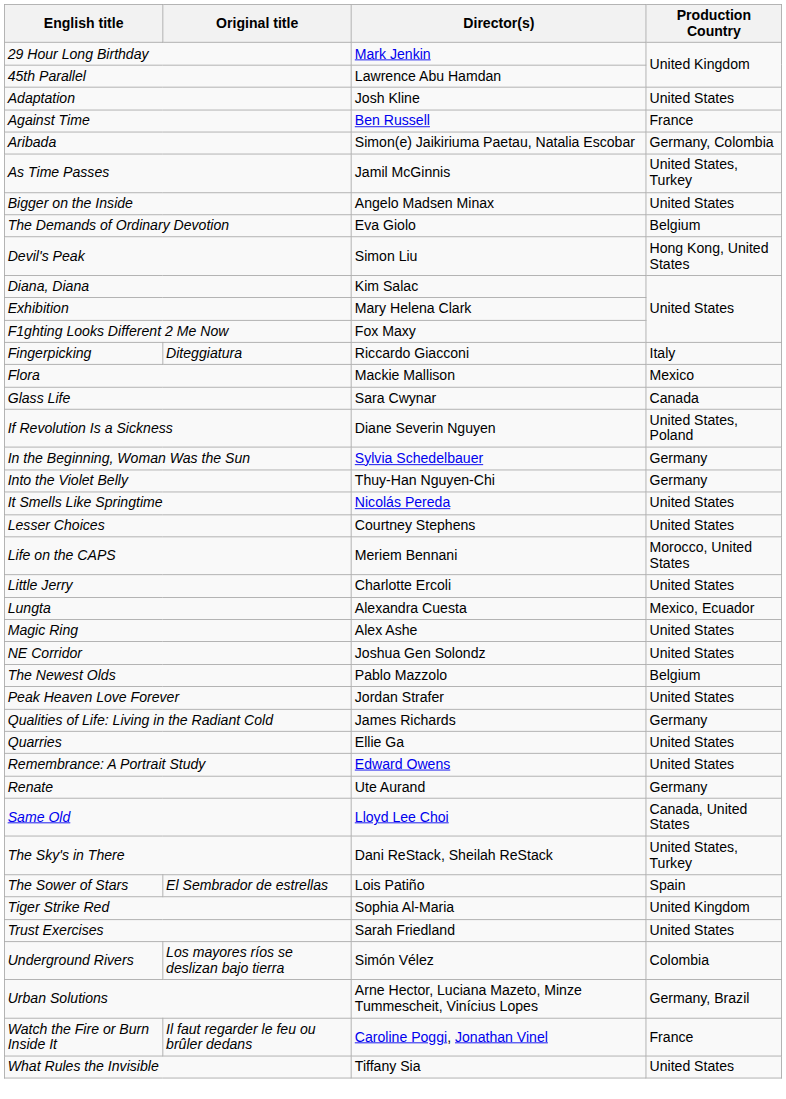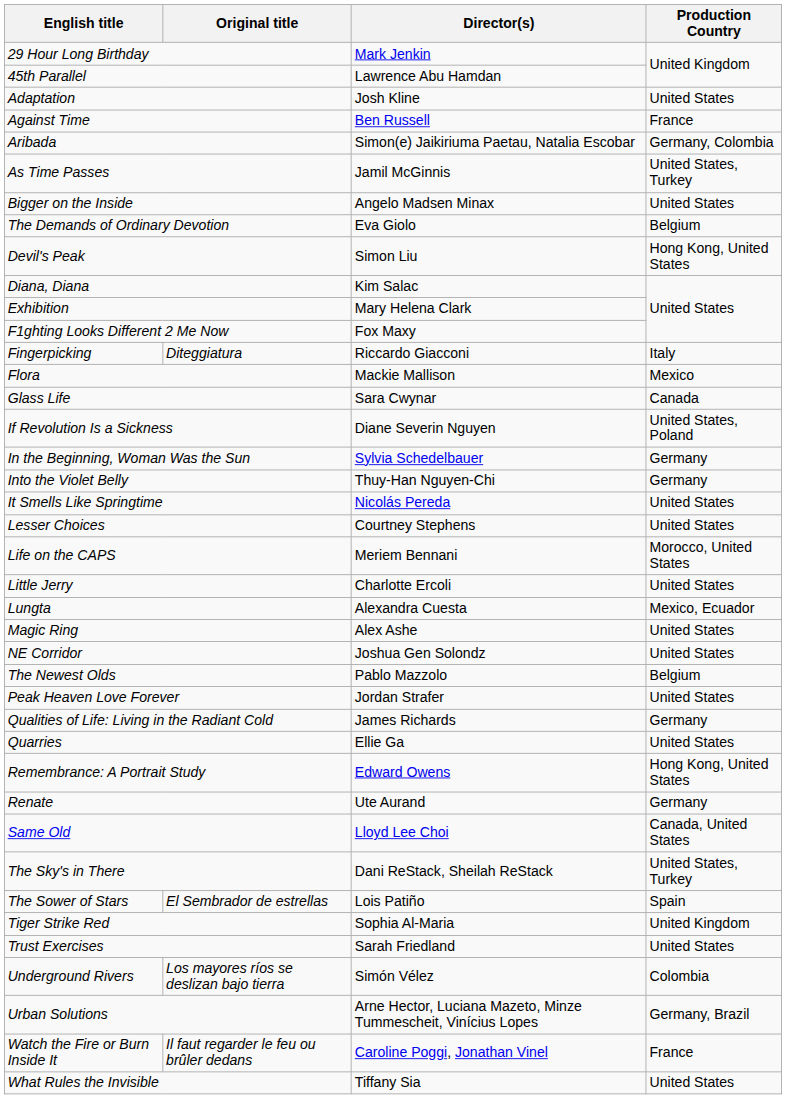(692, 764) United States -> (709, 772) Hong Kong, United States
